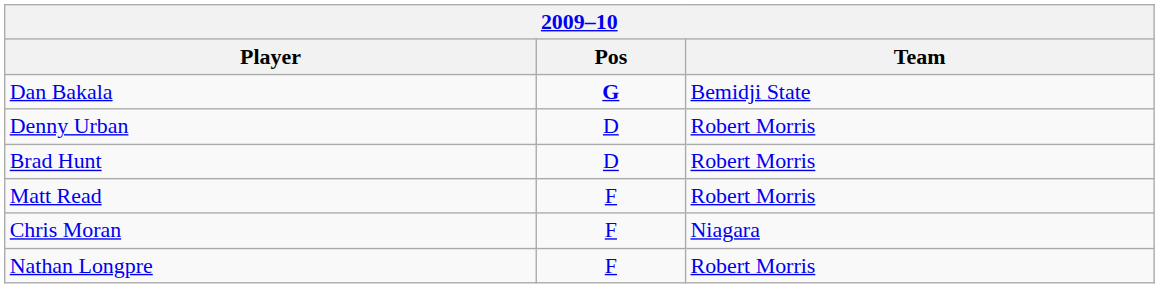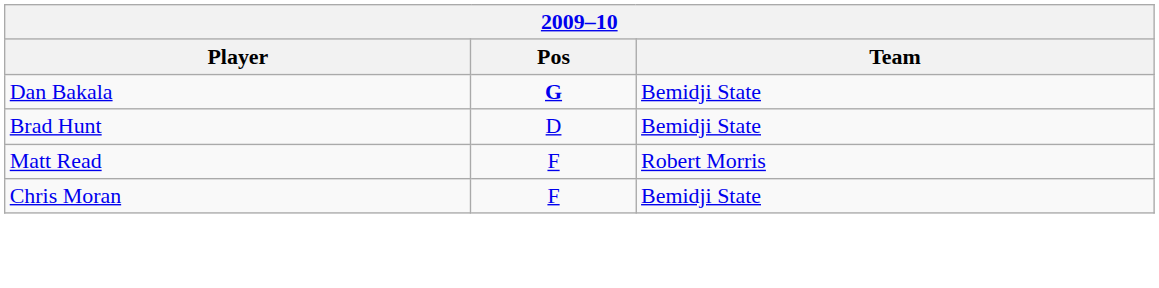- row: (69, 126)
(753, 160) Robert Morris -> (701, 126) Bemidji State
(725, 230) Niagara -> (701, 195) Bemidji State
- row: (81, 265)
